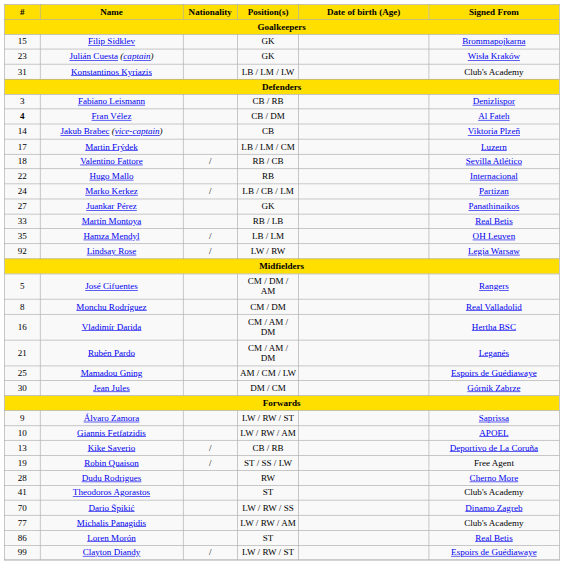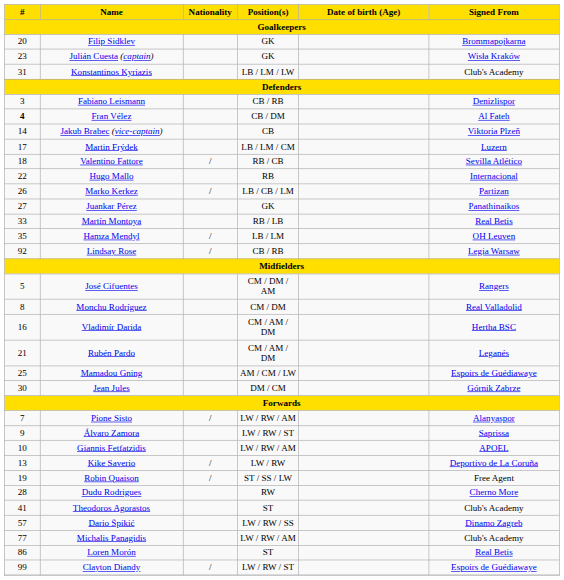(22, 42) 15 -> (22, 42) 20
(22, 191) 24 -> (22, 191) 26
(268, 251) LW / RW -> (268, 251) CB / RB
+ row: (111, 418)
(268, 448) CB / RB -> (268, 463) LW / RW
(22, 508) 70 -> (22, 523) 57
